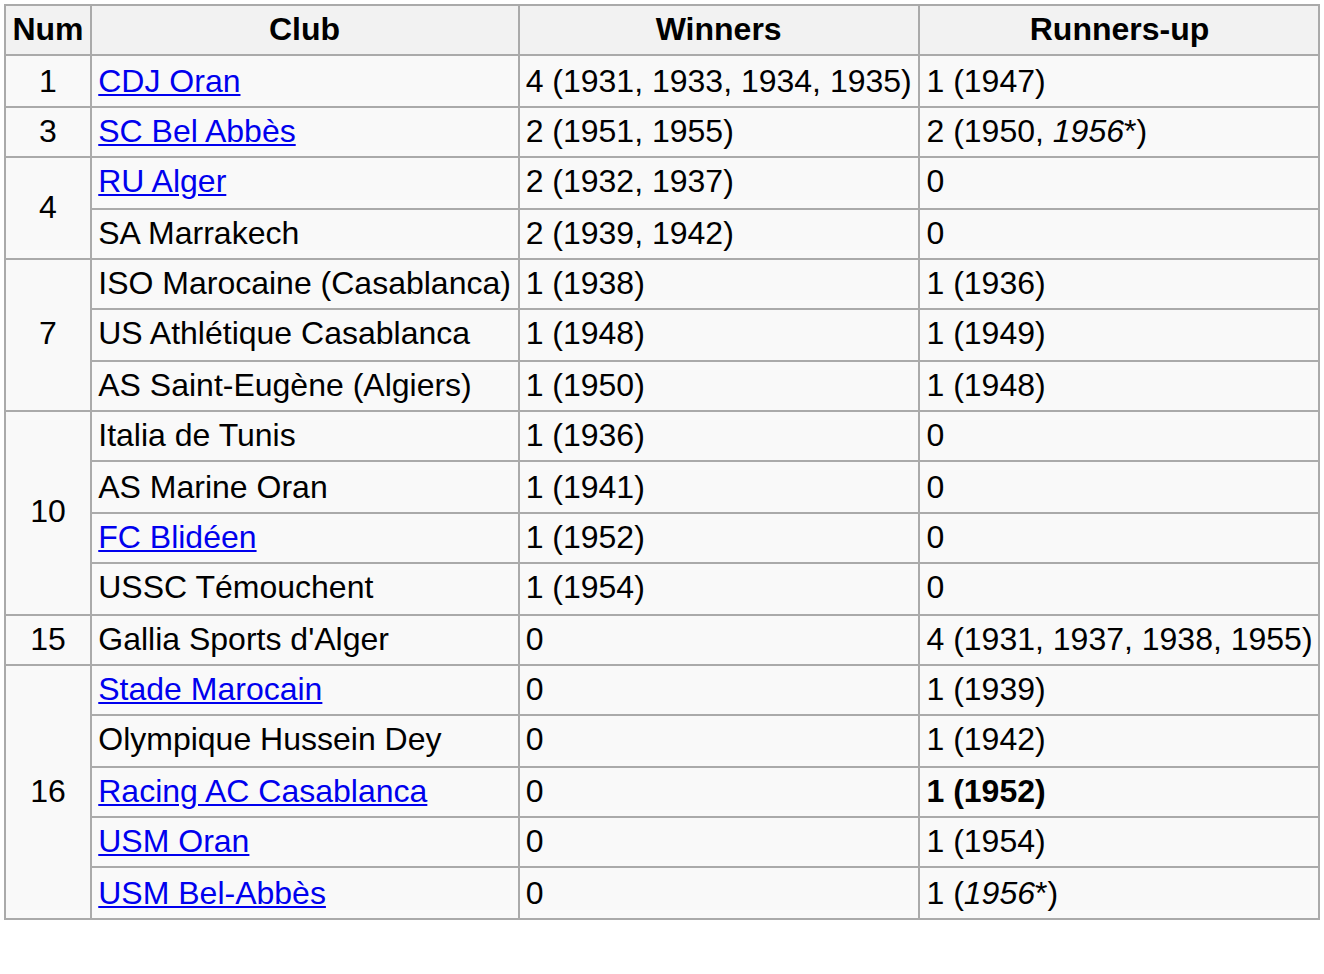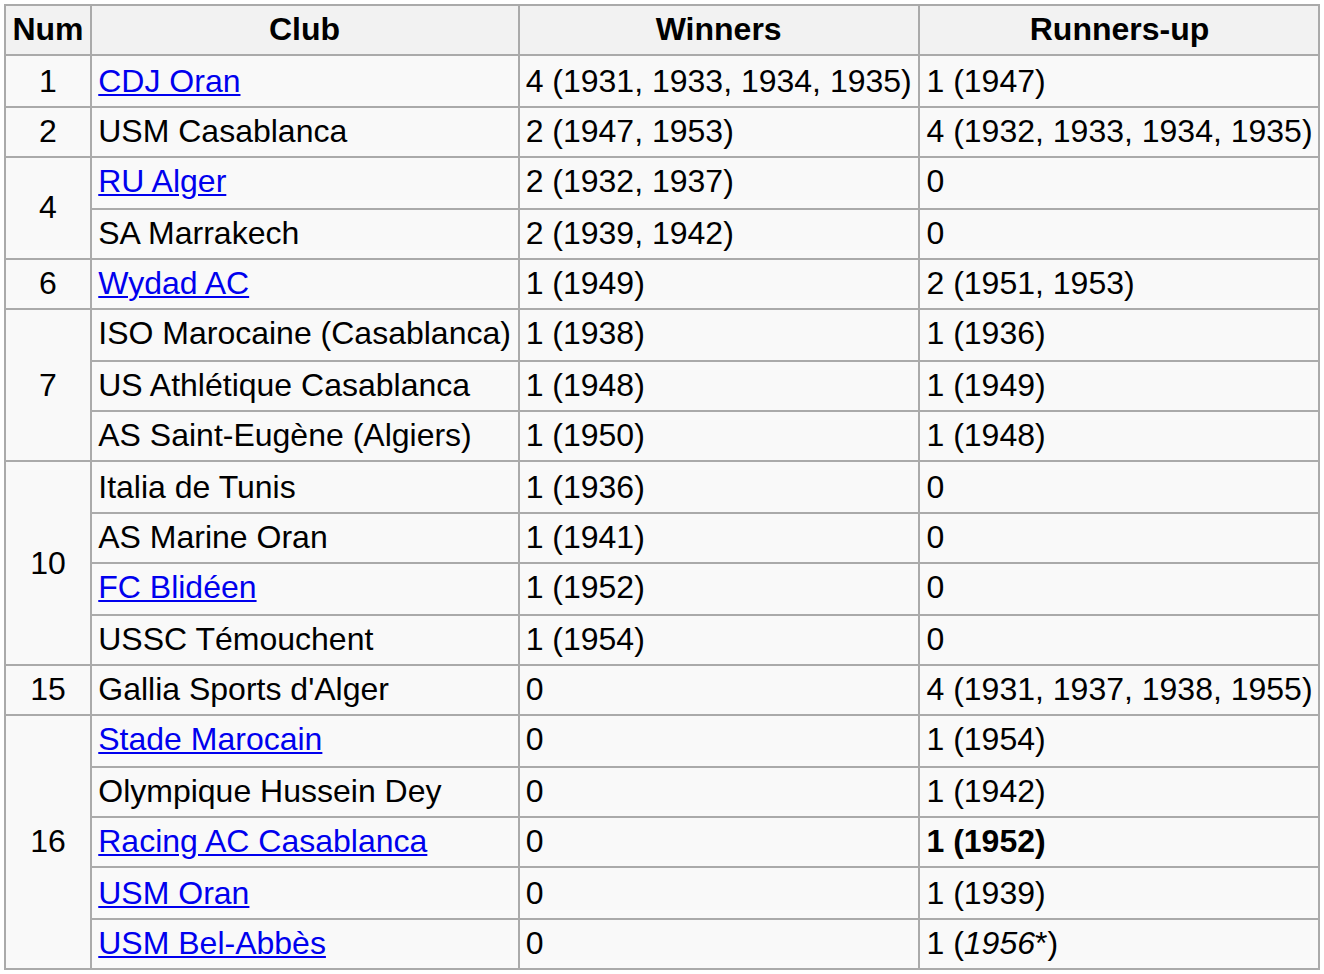+ row: (223, 131)
- row: (197, 131)
+ row: (174, 283)
(986, 689) 1 (1939) -> (986, 740) 1 (1954)
(986, 841) 1 (1954) -> (986, 892) 1 (1939)
